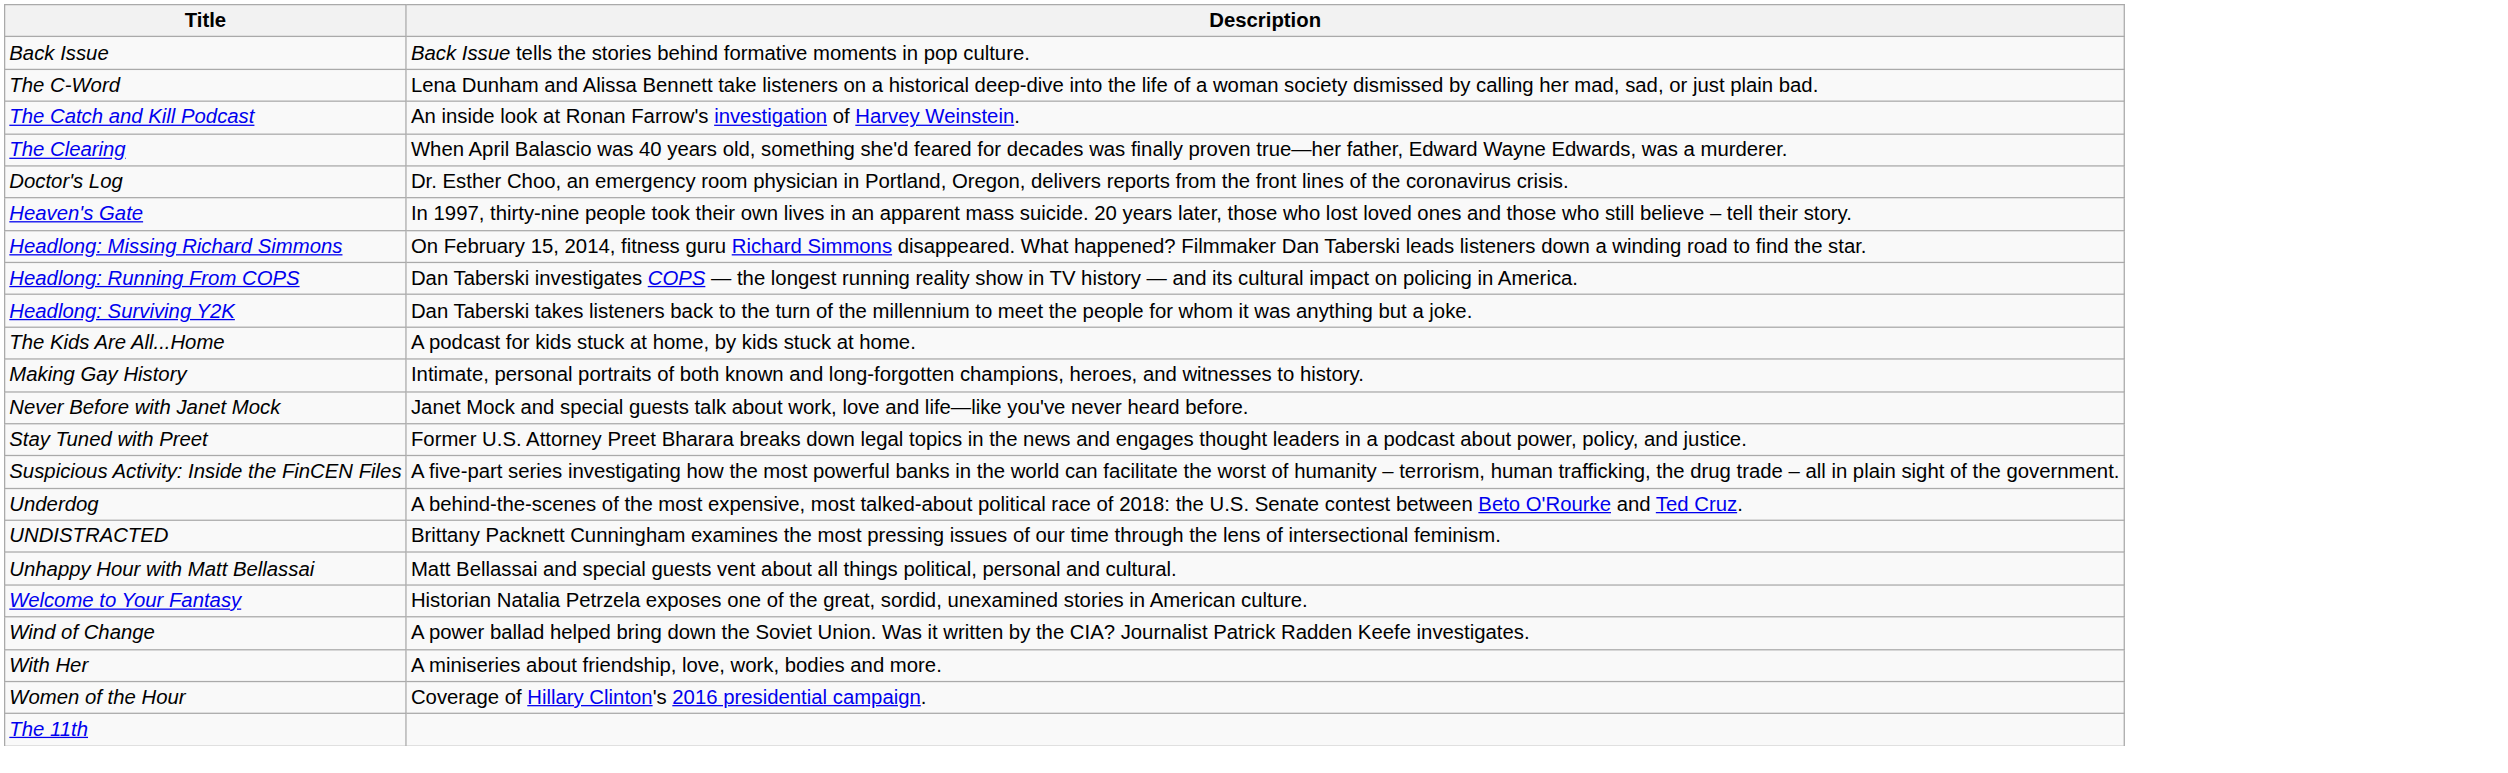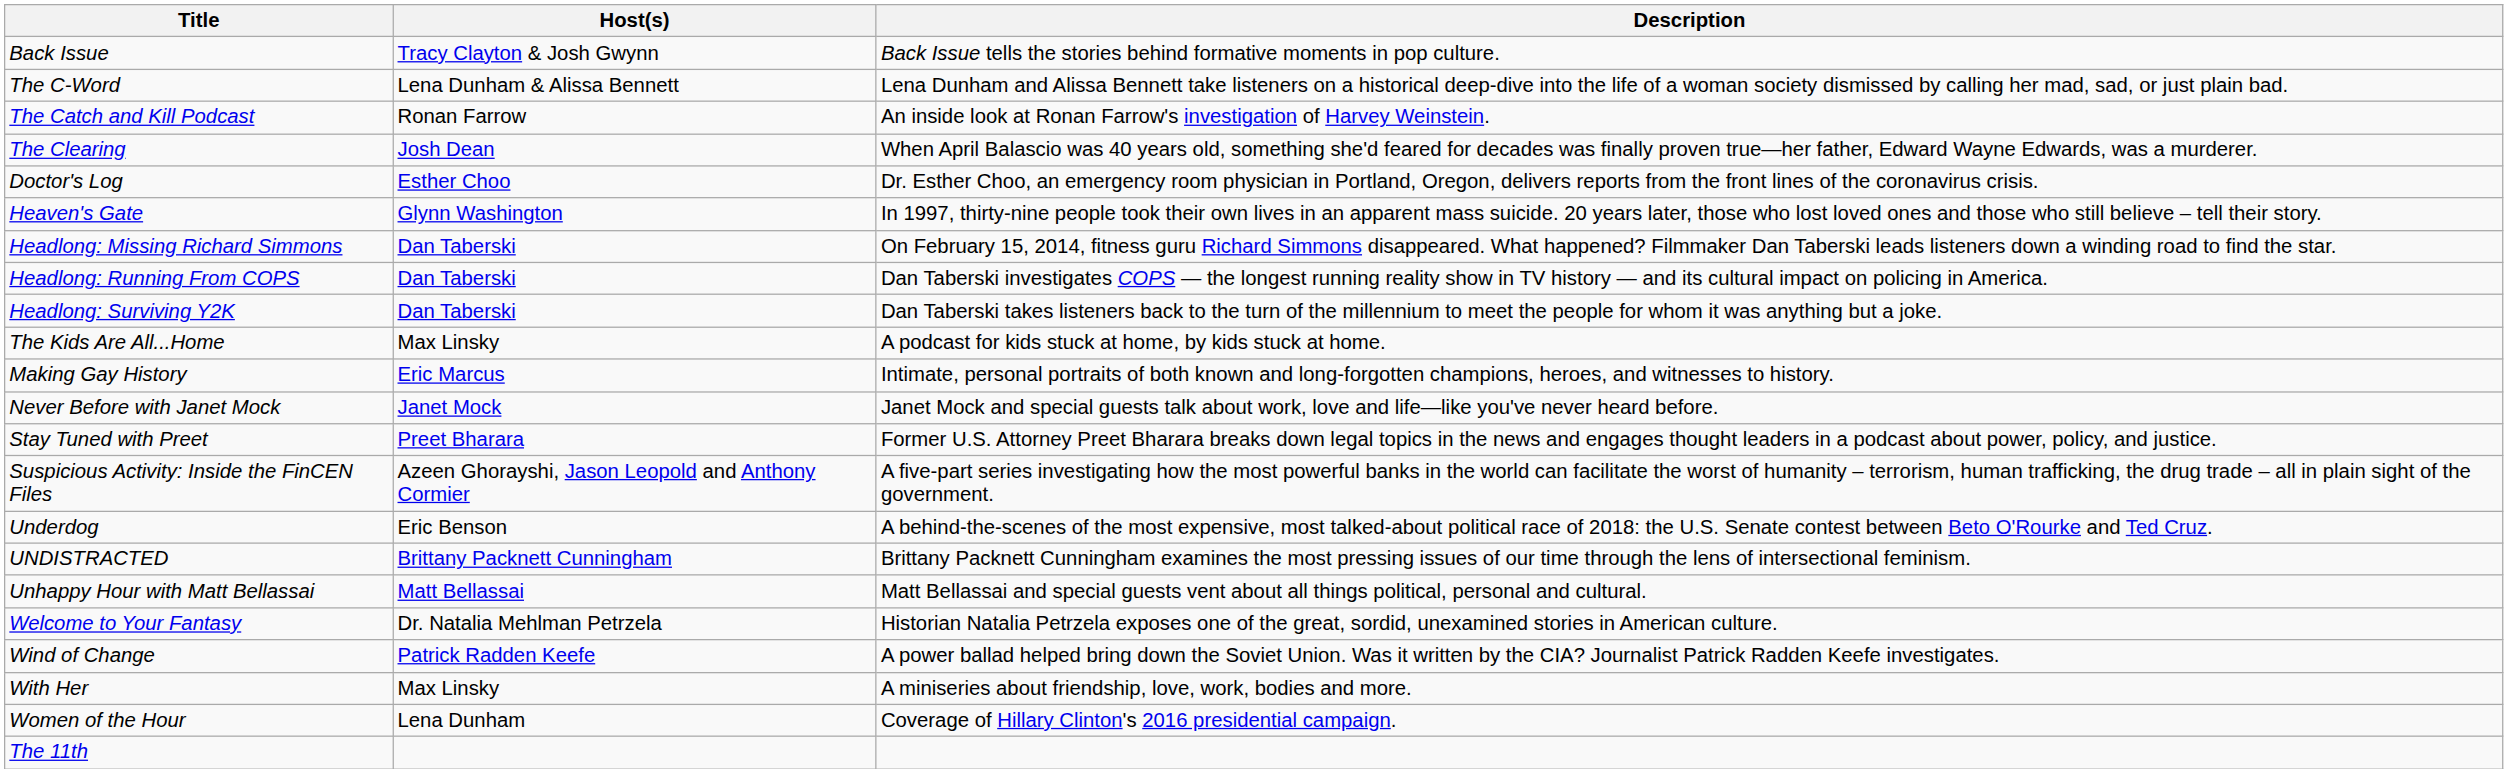+ column: (635, 20)
